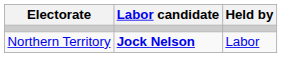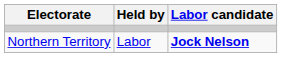columns swapped: (249, 15) <-> (168, 15)
